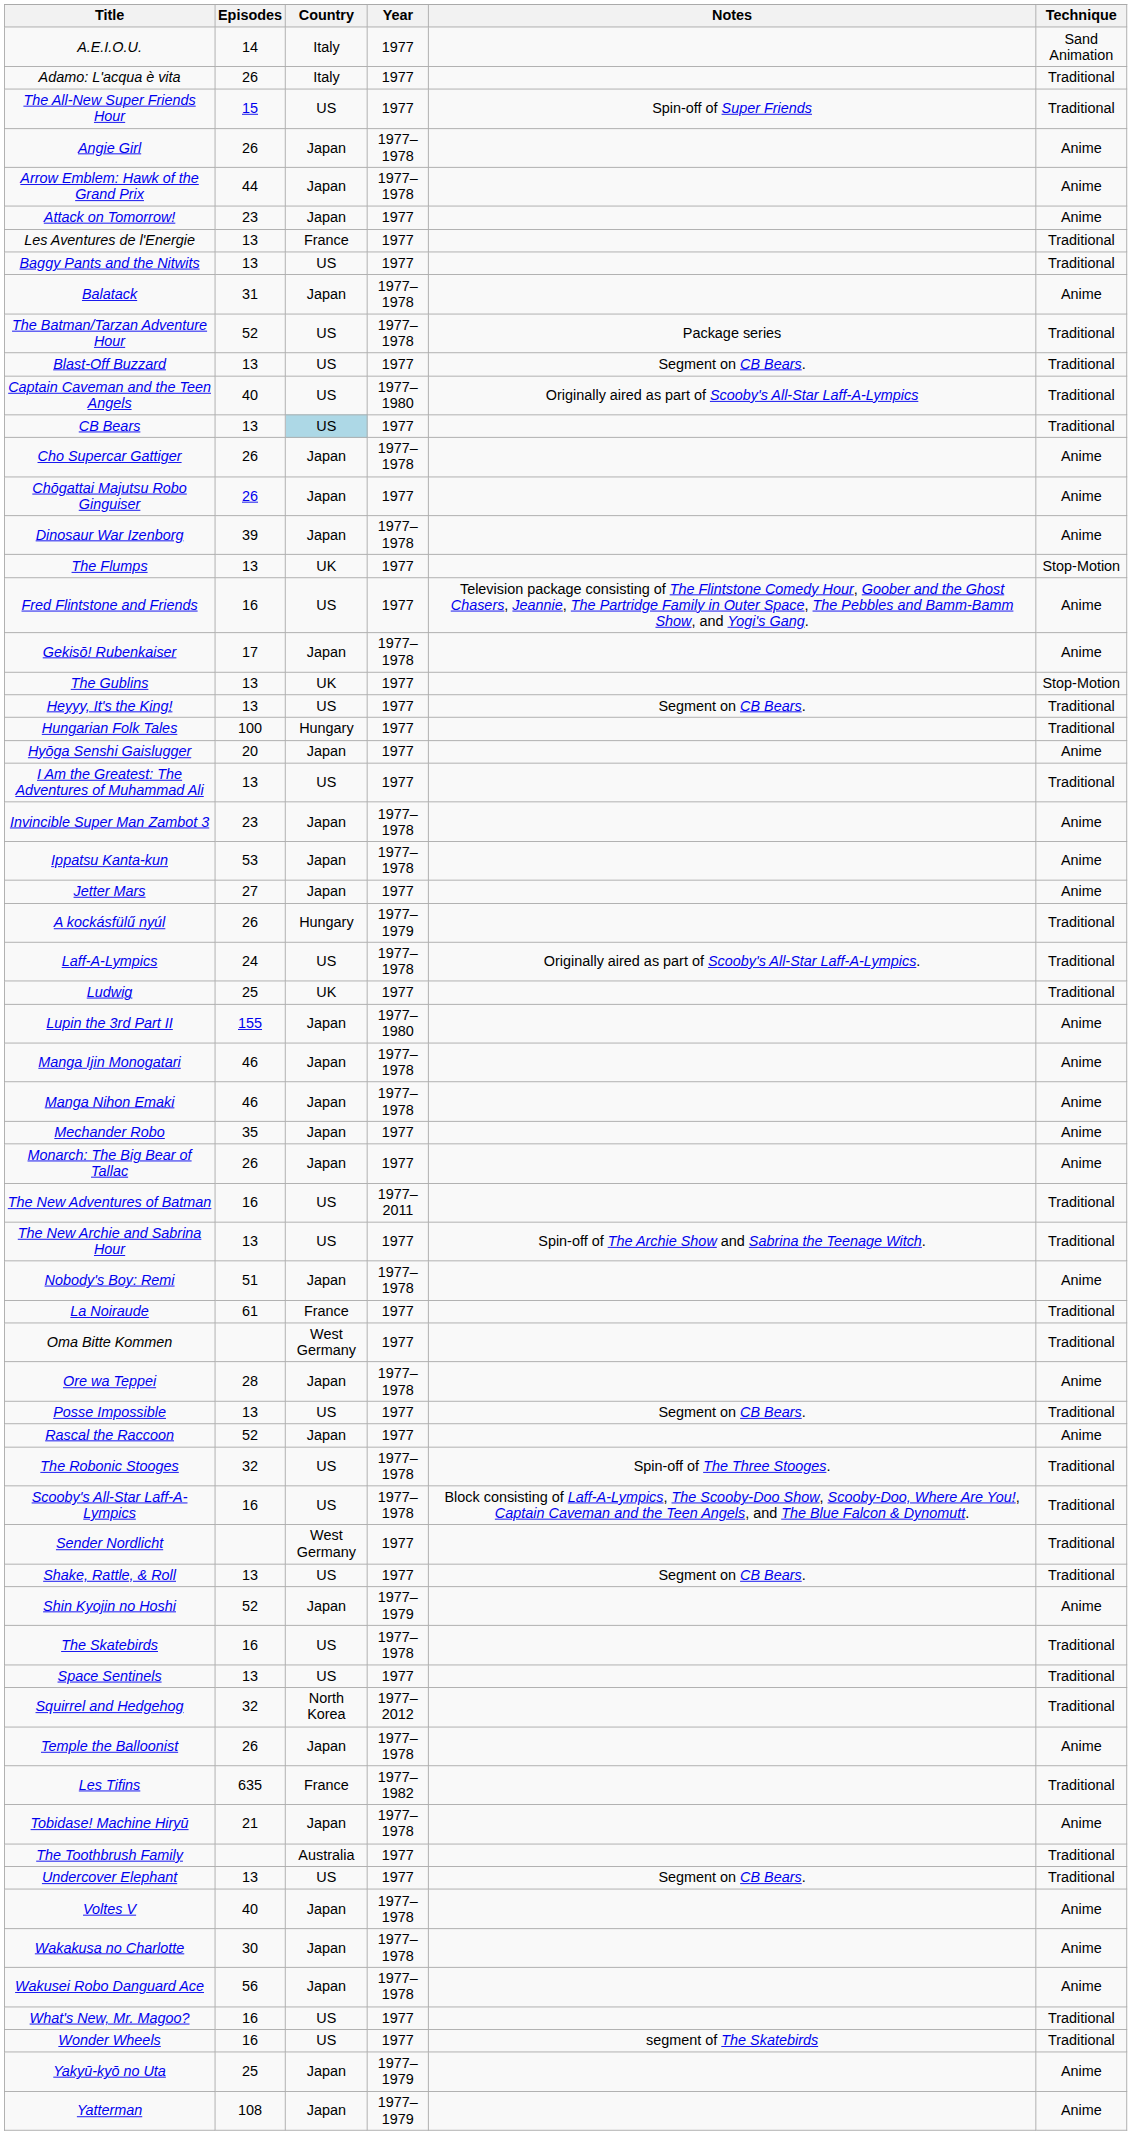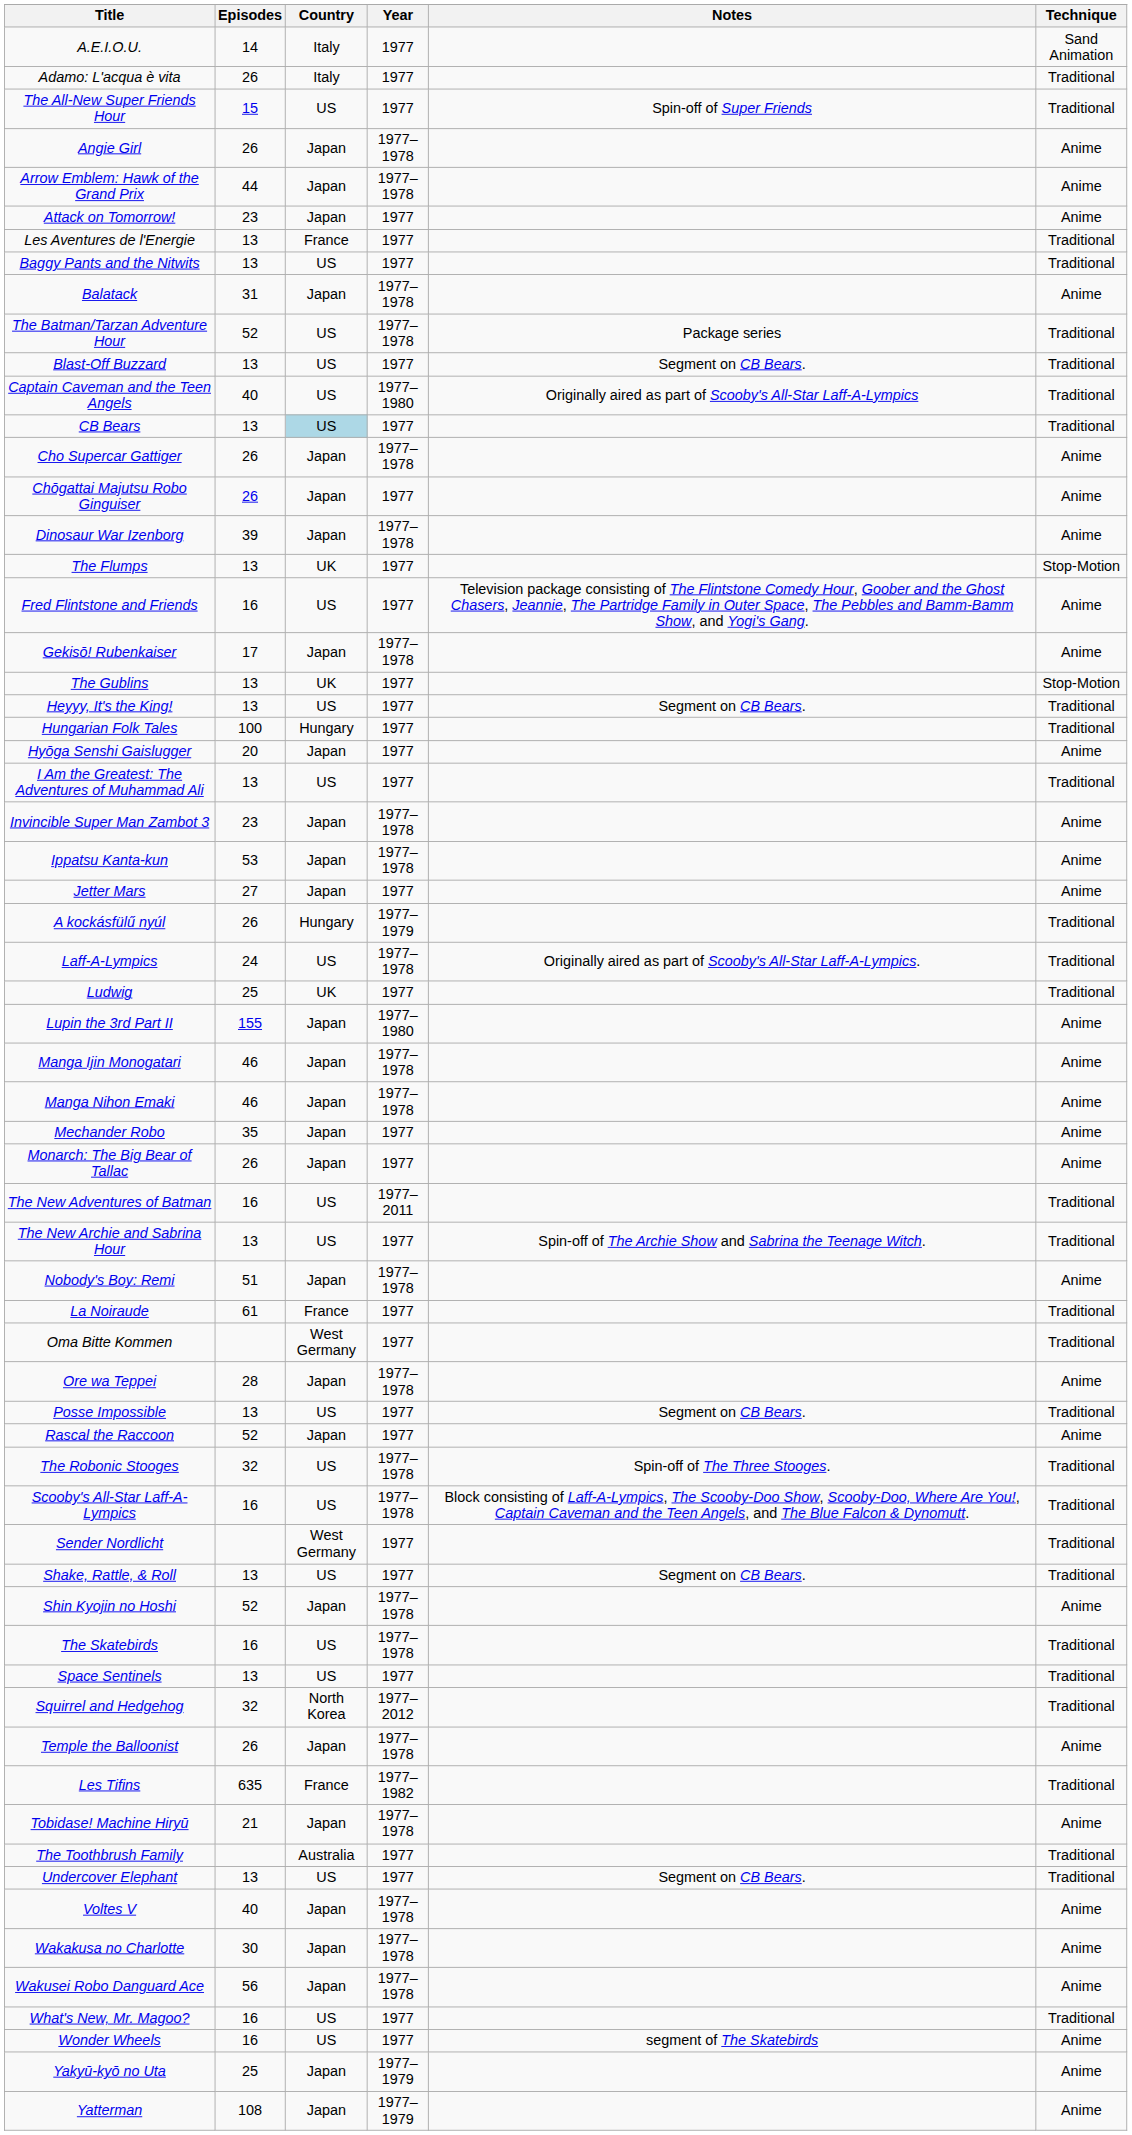(398, 1606) 1977–1979 -> (398, 1606) 1977–1978
(1081, 2040) Traditional -> (1081, 2040) Anime
